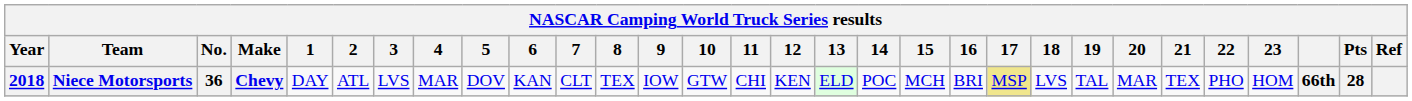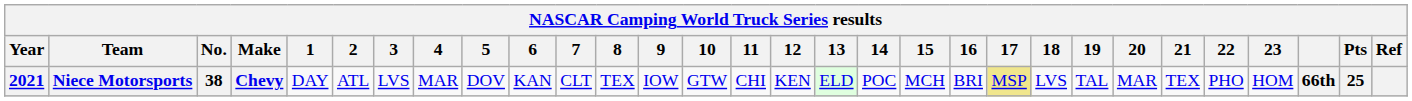(27, 80) 2018 -> (27, 80) 2021
(214, 80) 36 -> (214, 80) 38
(1355, 80) 28 -> (1355, 80) 25
